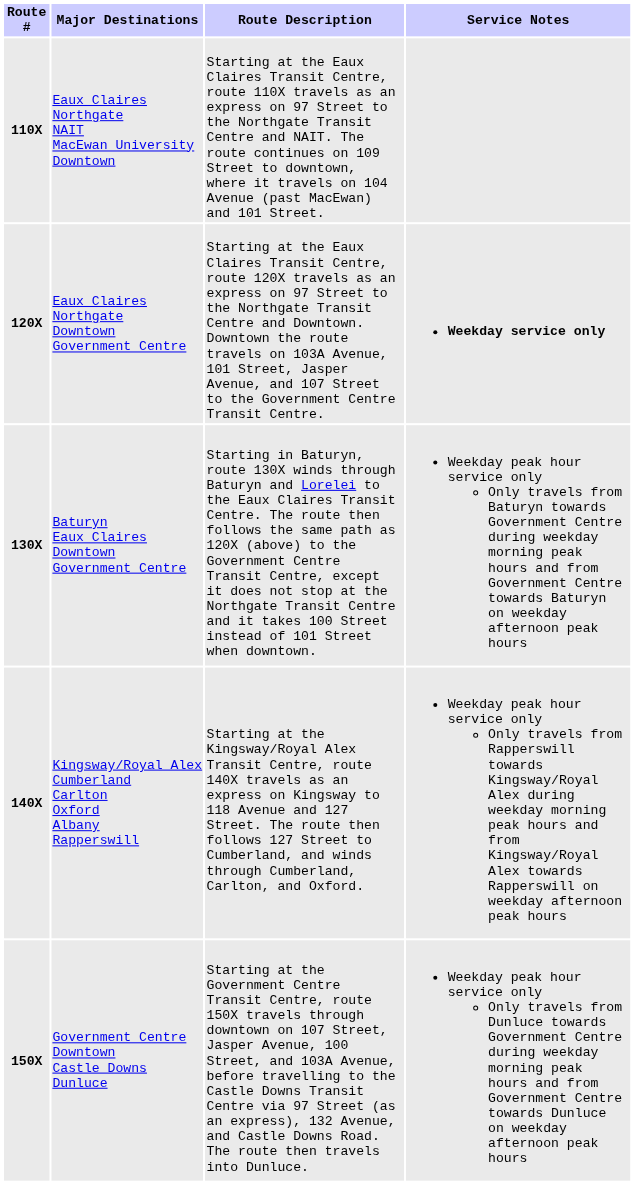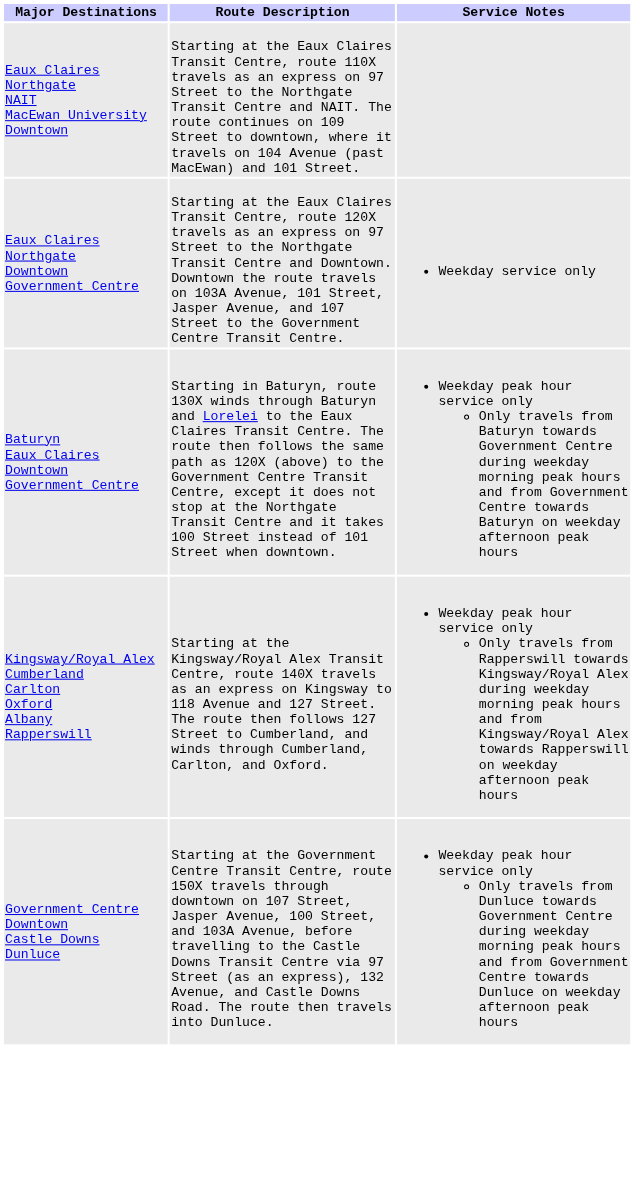- column: (27, 20)
(518, 331) bold -> (514, 271) normal
